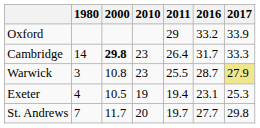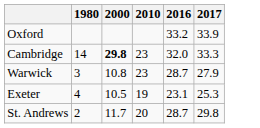- column: (178, 14)
(207, 53) 31.7 -> (177, 53) 32.0
(238, 73) khaki background -> (208, 73) no background
(77, 113) 7 -> (77, 113) 2
(207, 113) 27.7 -> (177, 113) 28.7
